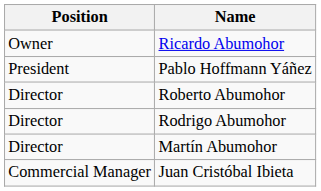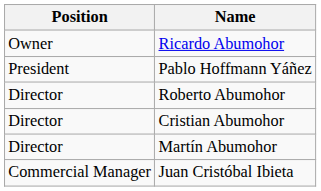- row: (222, 120)
+ row: (221, 120)
